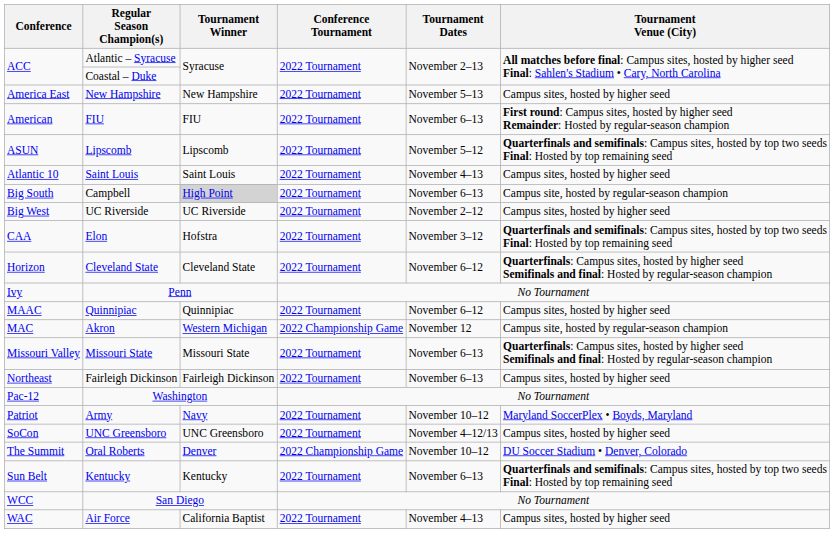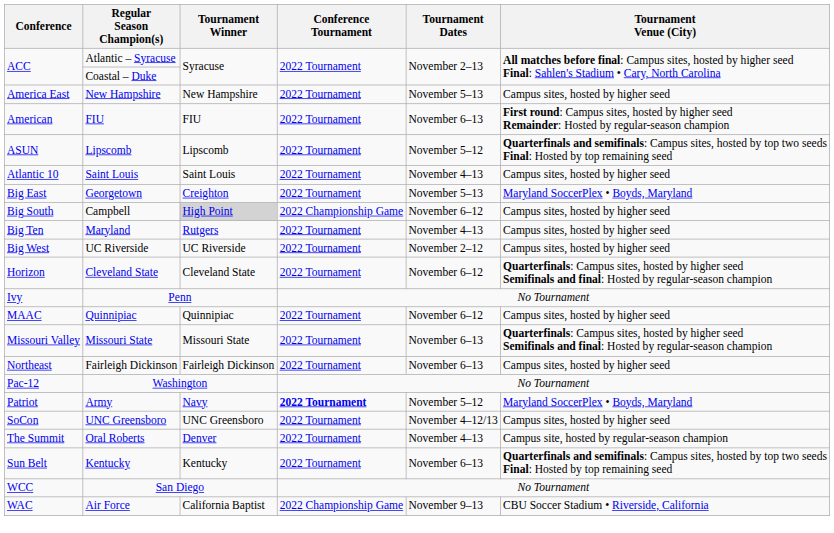+ row: (114, 193)
(320, 193) 2022 Tournament -> (341, 211) 2022 Championship Game
(446, 193) November 6–13 -> (446, 211) November 6–12
(616, 193) Campus site, hosted by regular-season champion -> (587, 211) Campus sites, hosted by higher seed
+ row: (108, 229)
- row: (96, 236)
- row: (100, 328)
(320, 414) normal -> (323, 401) bold
(449, 414) November 10–12 -> (446, 401) November 5–12
(341, 451) 2022 Championship Game -> (320, 438) 2022 Tournament
(449, 451) November 10–12 -> (446, 438) November 4–13
(595, 451) DU Soccer Stadium • Denver, Colorado -> (616, 438) Campus site, hosted by regular-season champion
(320, 519) 2022 Tournament -> (341, 506) 2022 Championship Game
(446, 519) November 4–13 -> (446, 506) November 9–13
(587, 519) Campus sites, hosted by higher seed -> (606, 506) CBU Soccer Stadium • Riverside, California
